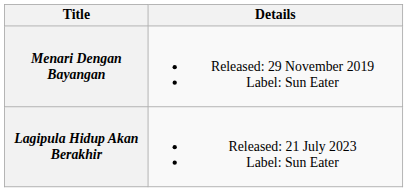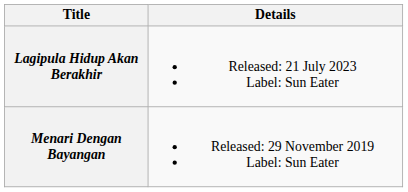rows swapped: (76, 66) <-> (76, 146)
